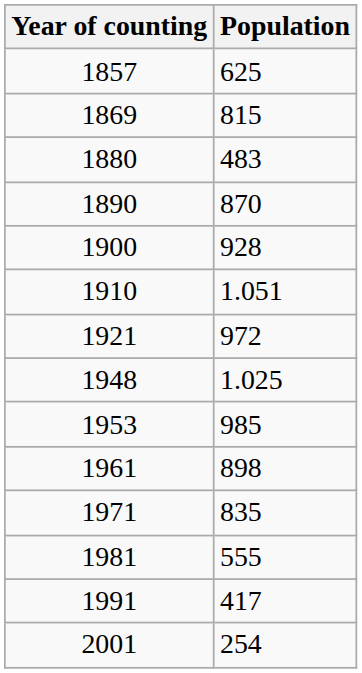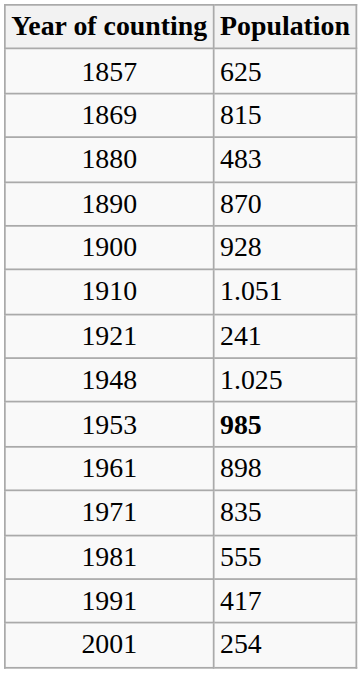(241, 335) 972 -> (241, 335) 241
(241, 423) normal -> (241, 423) bold
